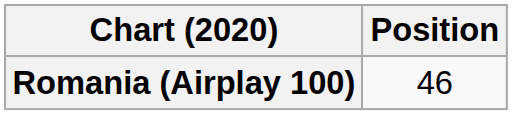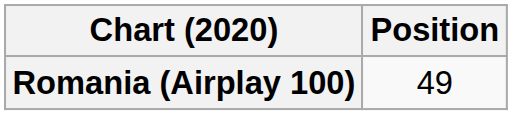(435, 82) 46 -> (435, 82) 49
